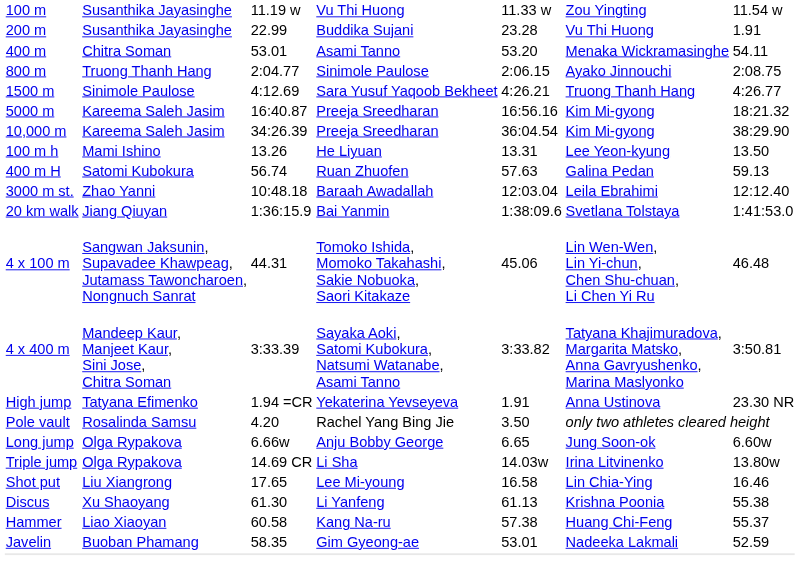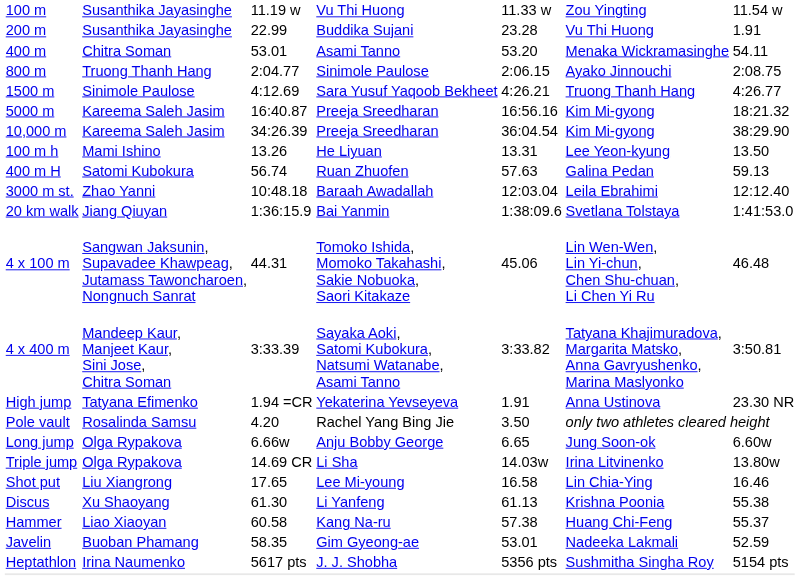+ row: (41, 562)
